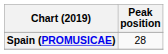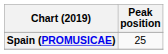(140, 40) 28 -> (140, 40) 25
